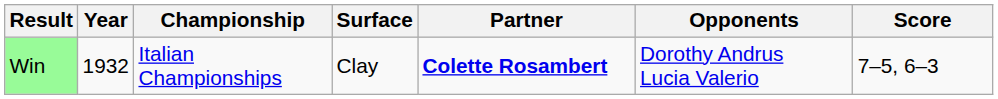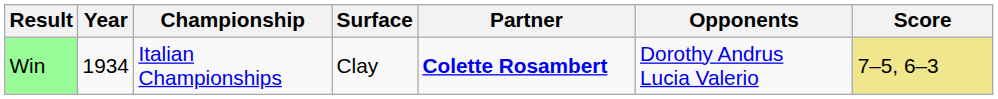(106, 65) 1932 -> (106, 65) 1934
(898, 65) no background -> (898, 65) khaki background
